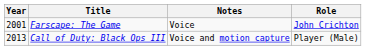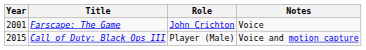columns swapped: (326, 11) <-> (230, 11)
(16, 38) 2013 -> (16, 38) 2015
